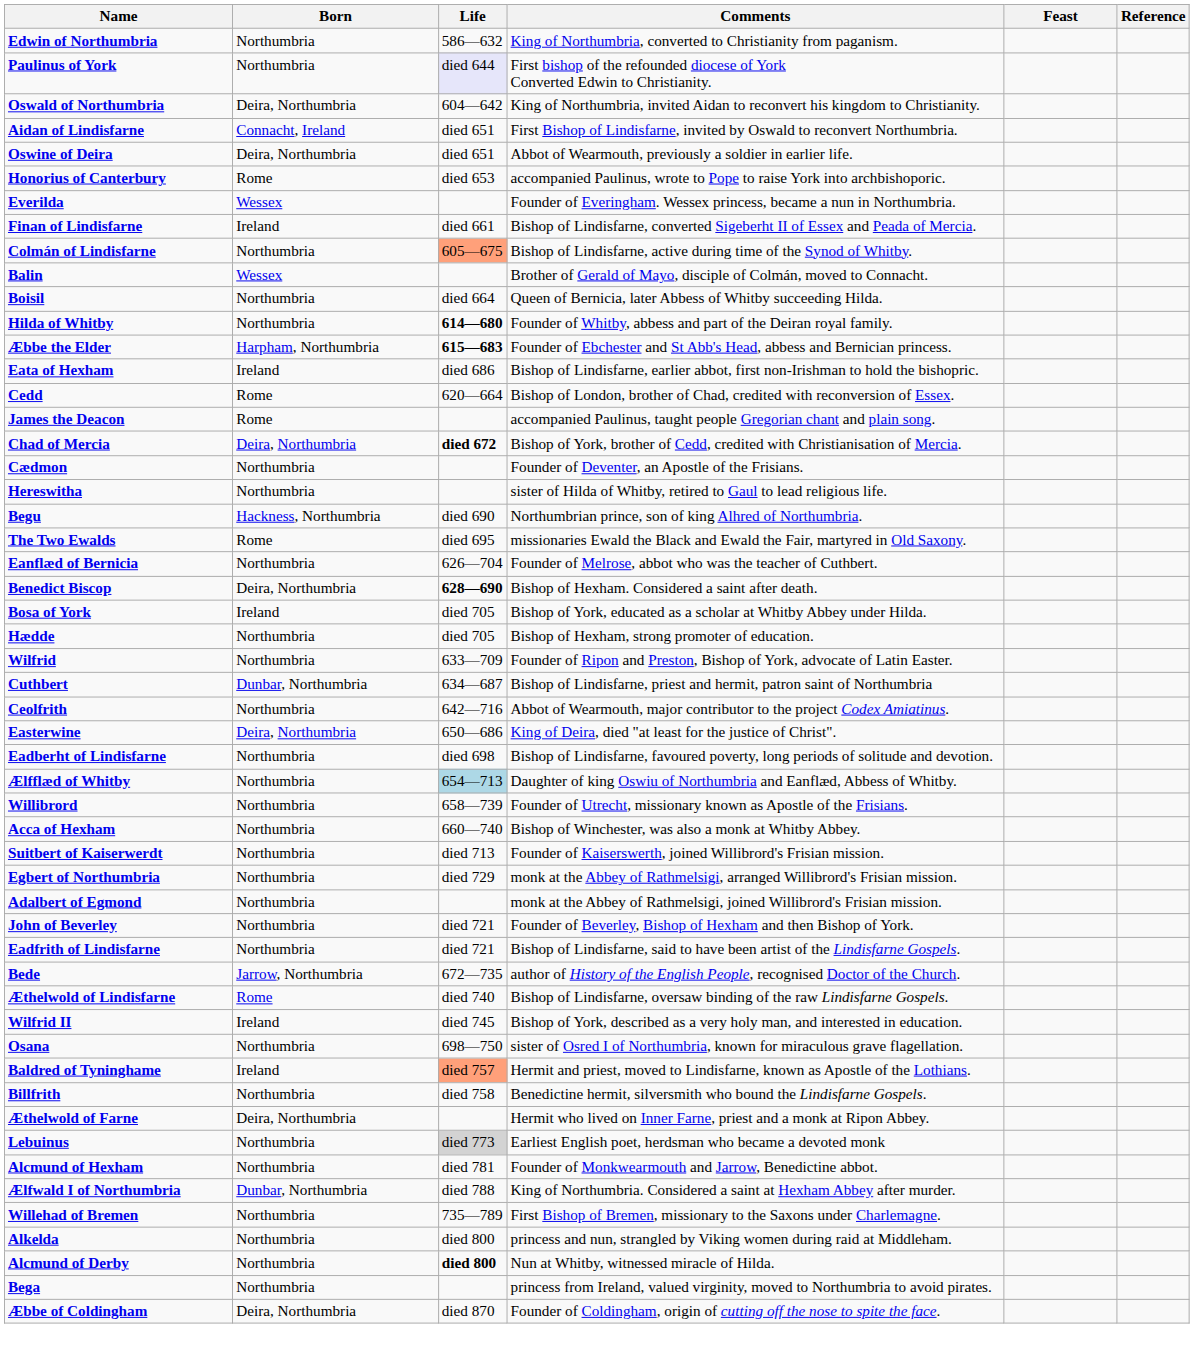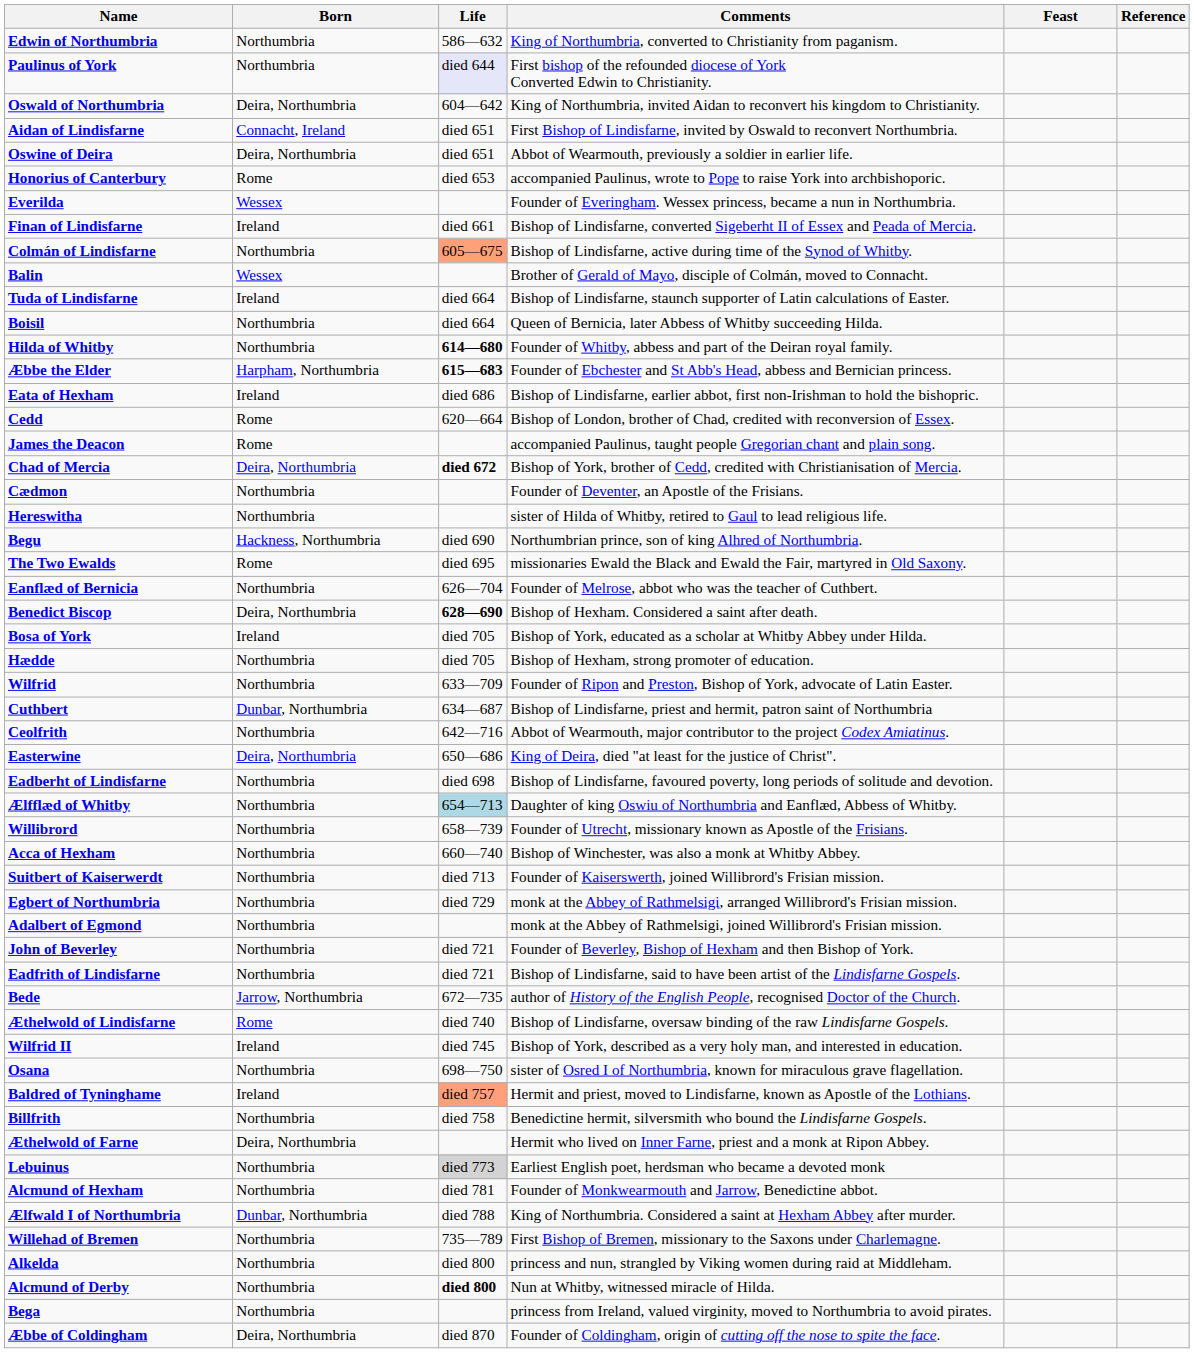+ row: (73, 298)
